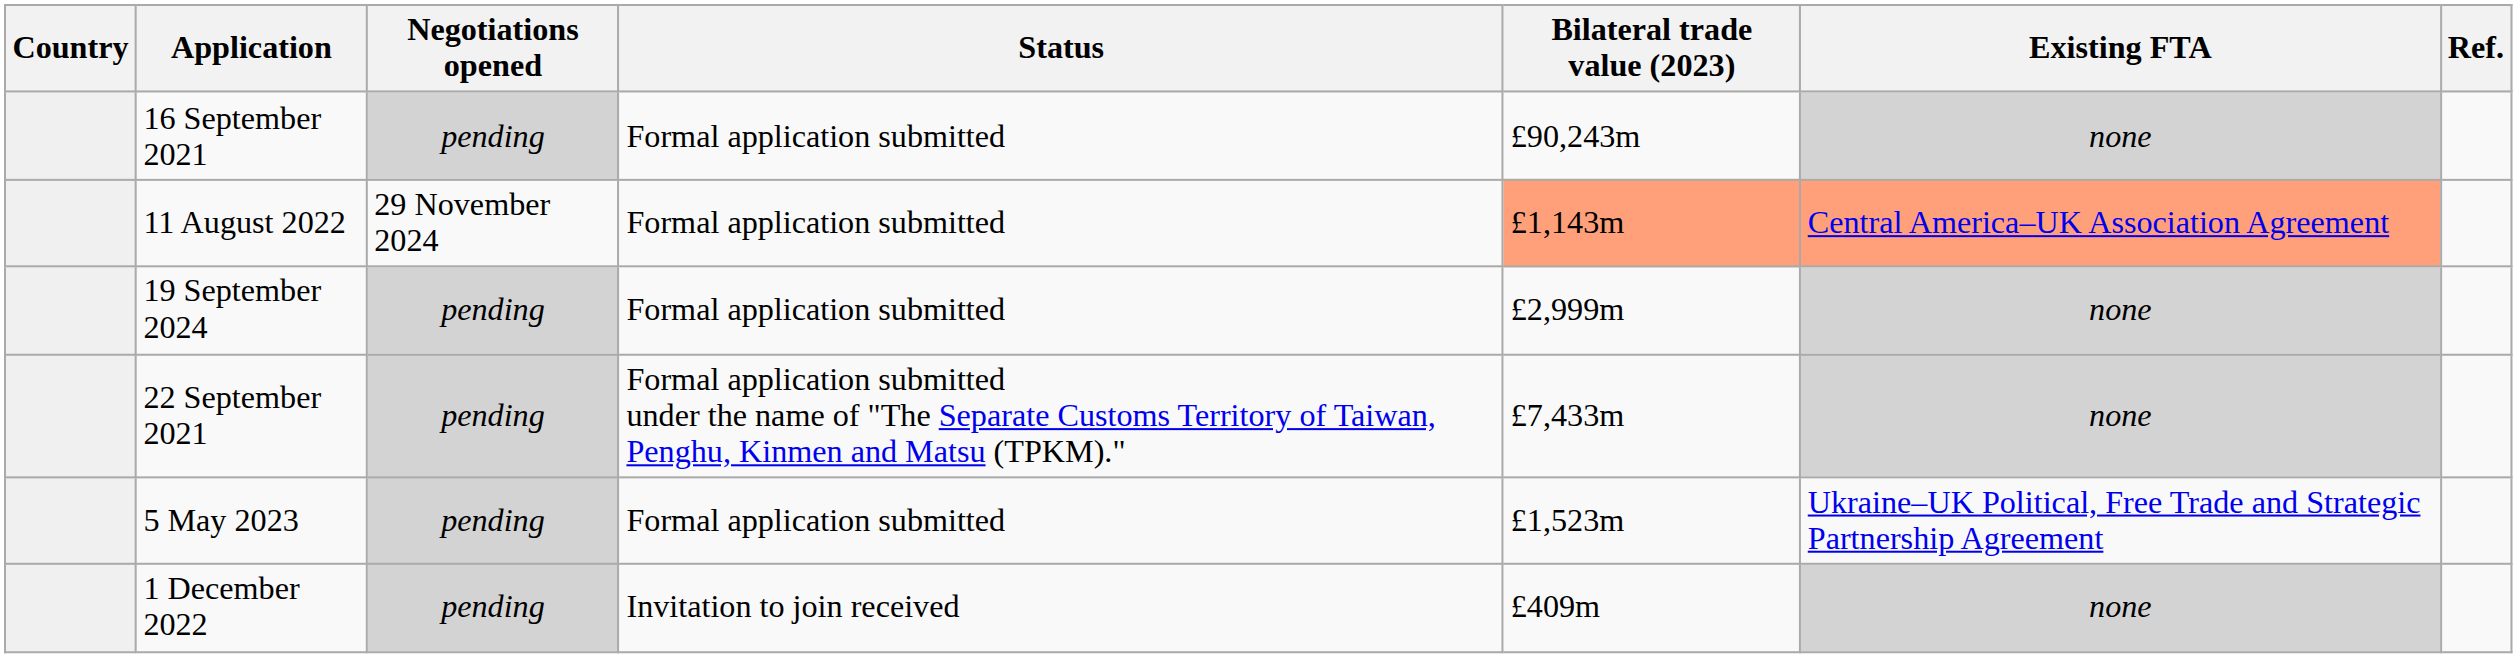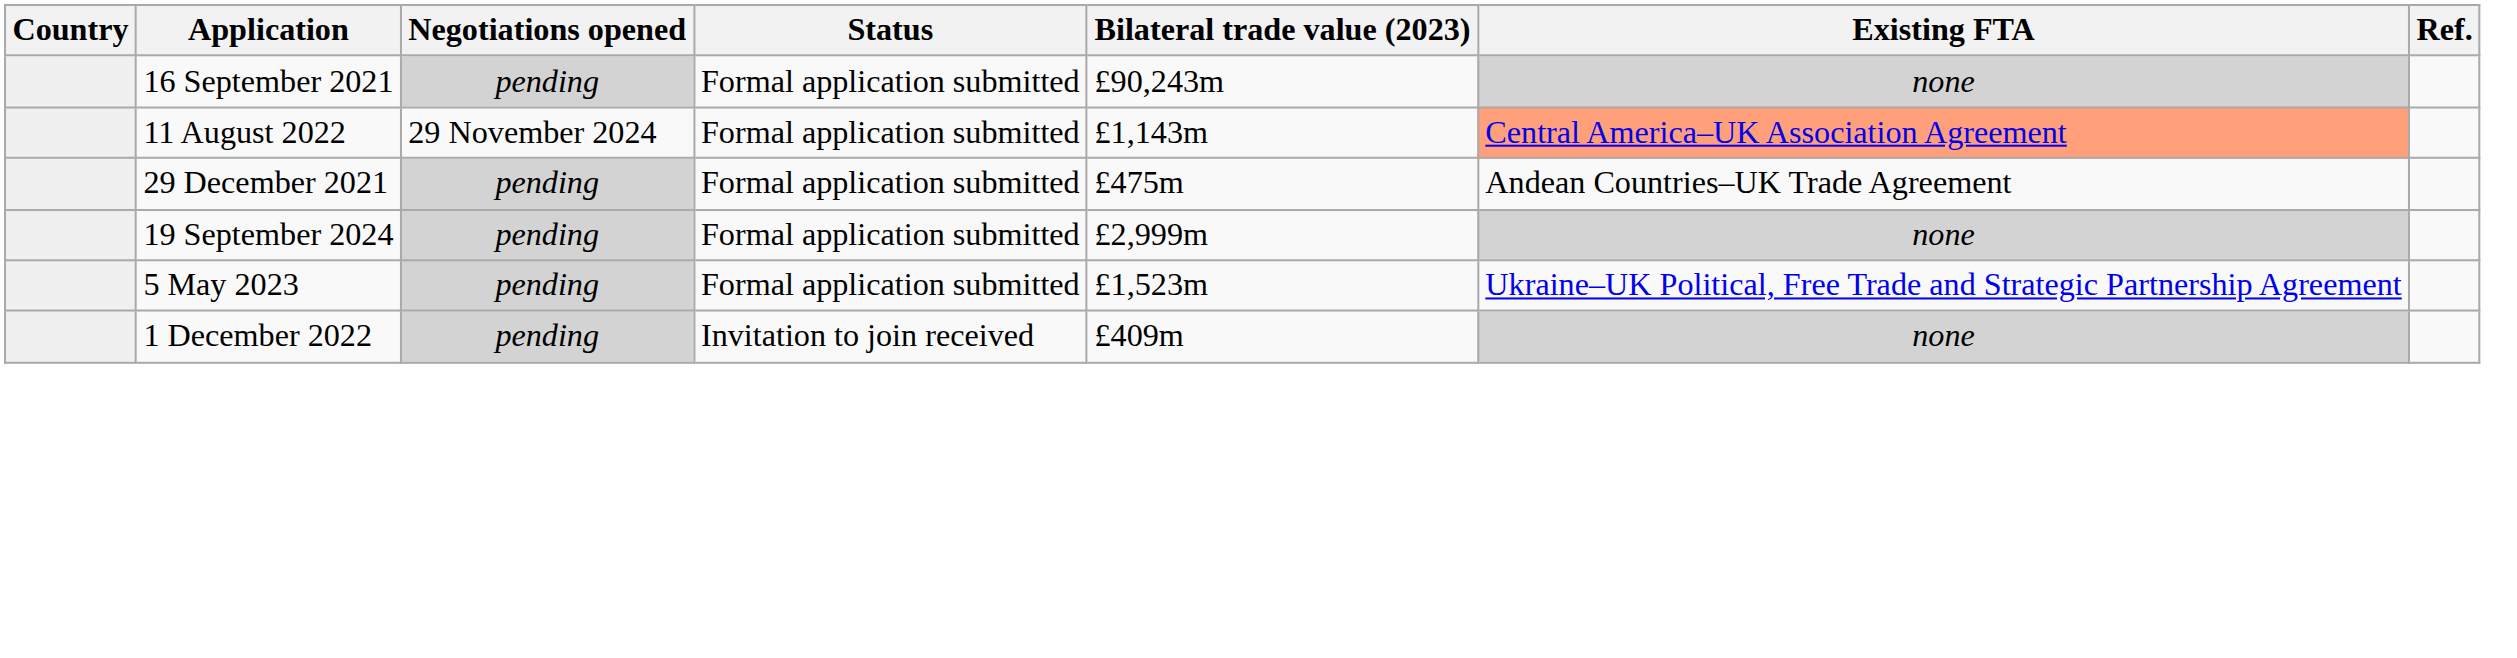(1568, 222) lightsalmon background -> (1151, 132) no background
+ row: (266, 183)
- row: (232, 414)
